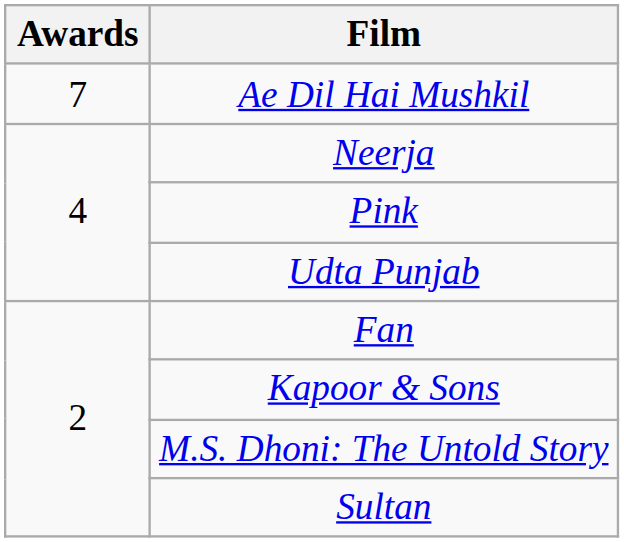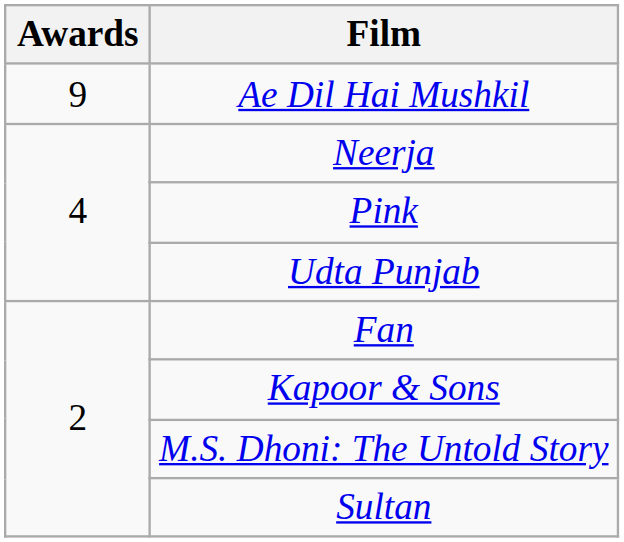(78, 93) 7 -> (78, 93) 9
